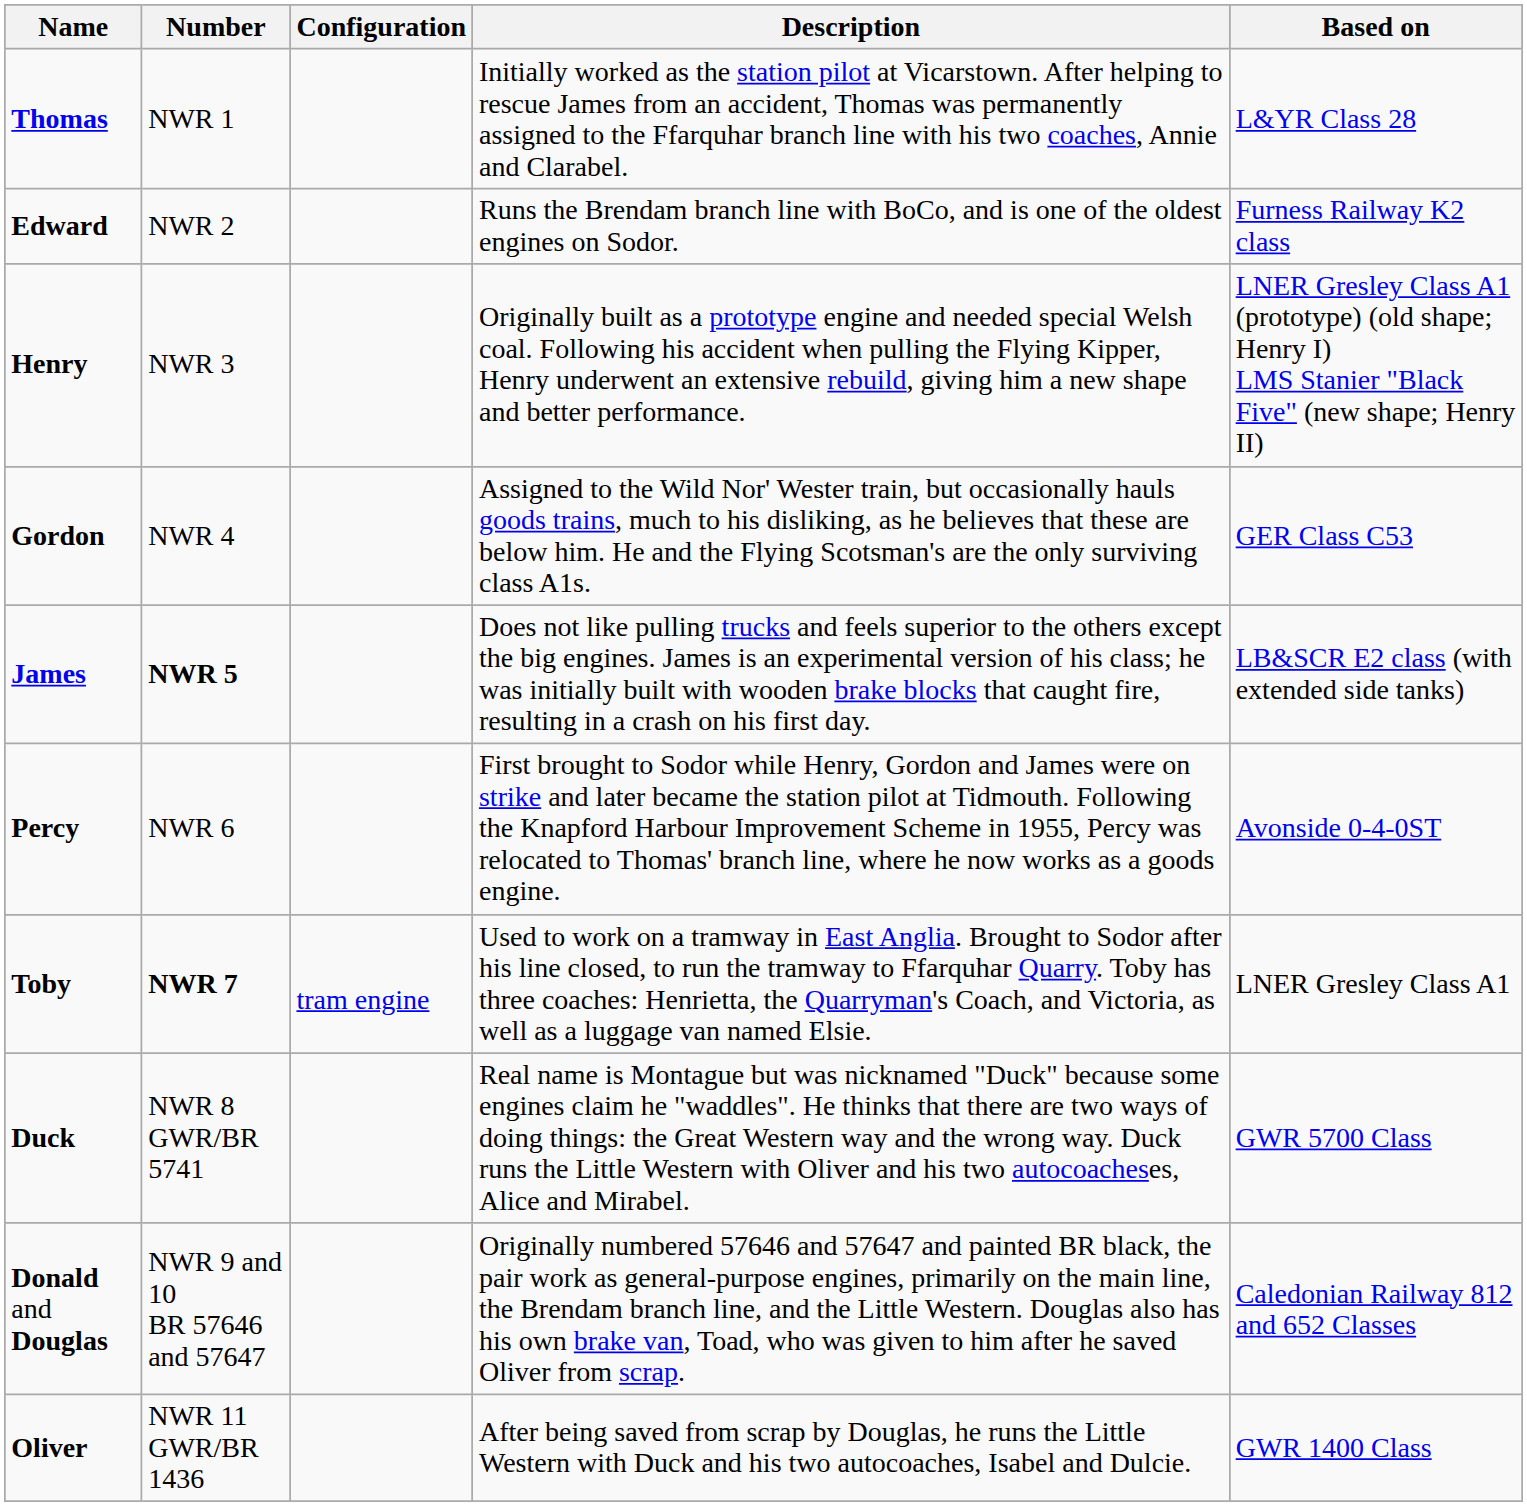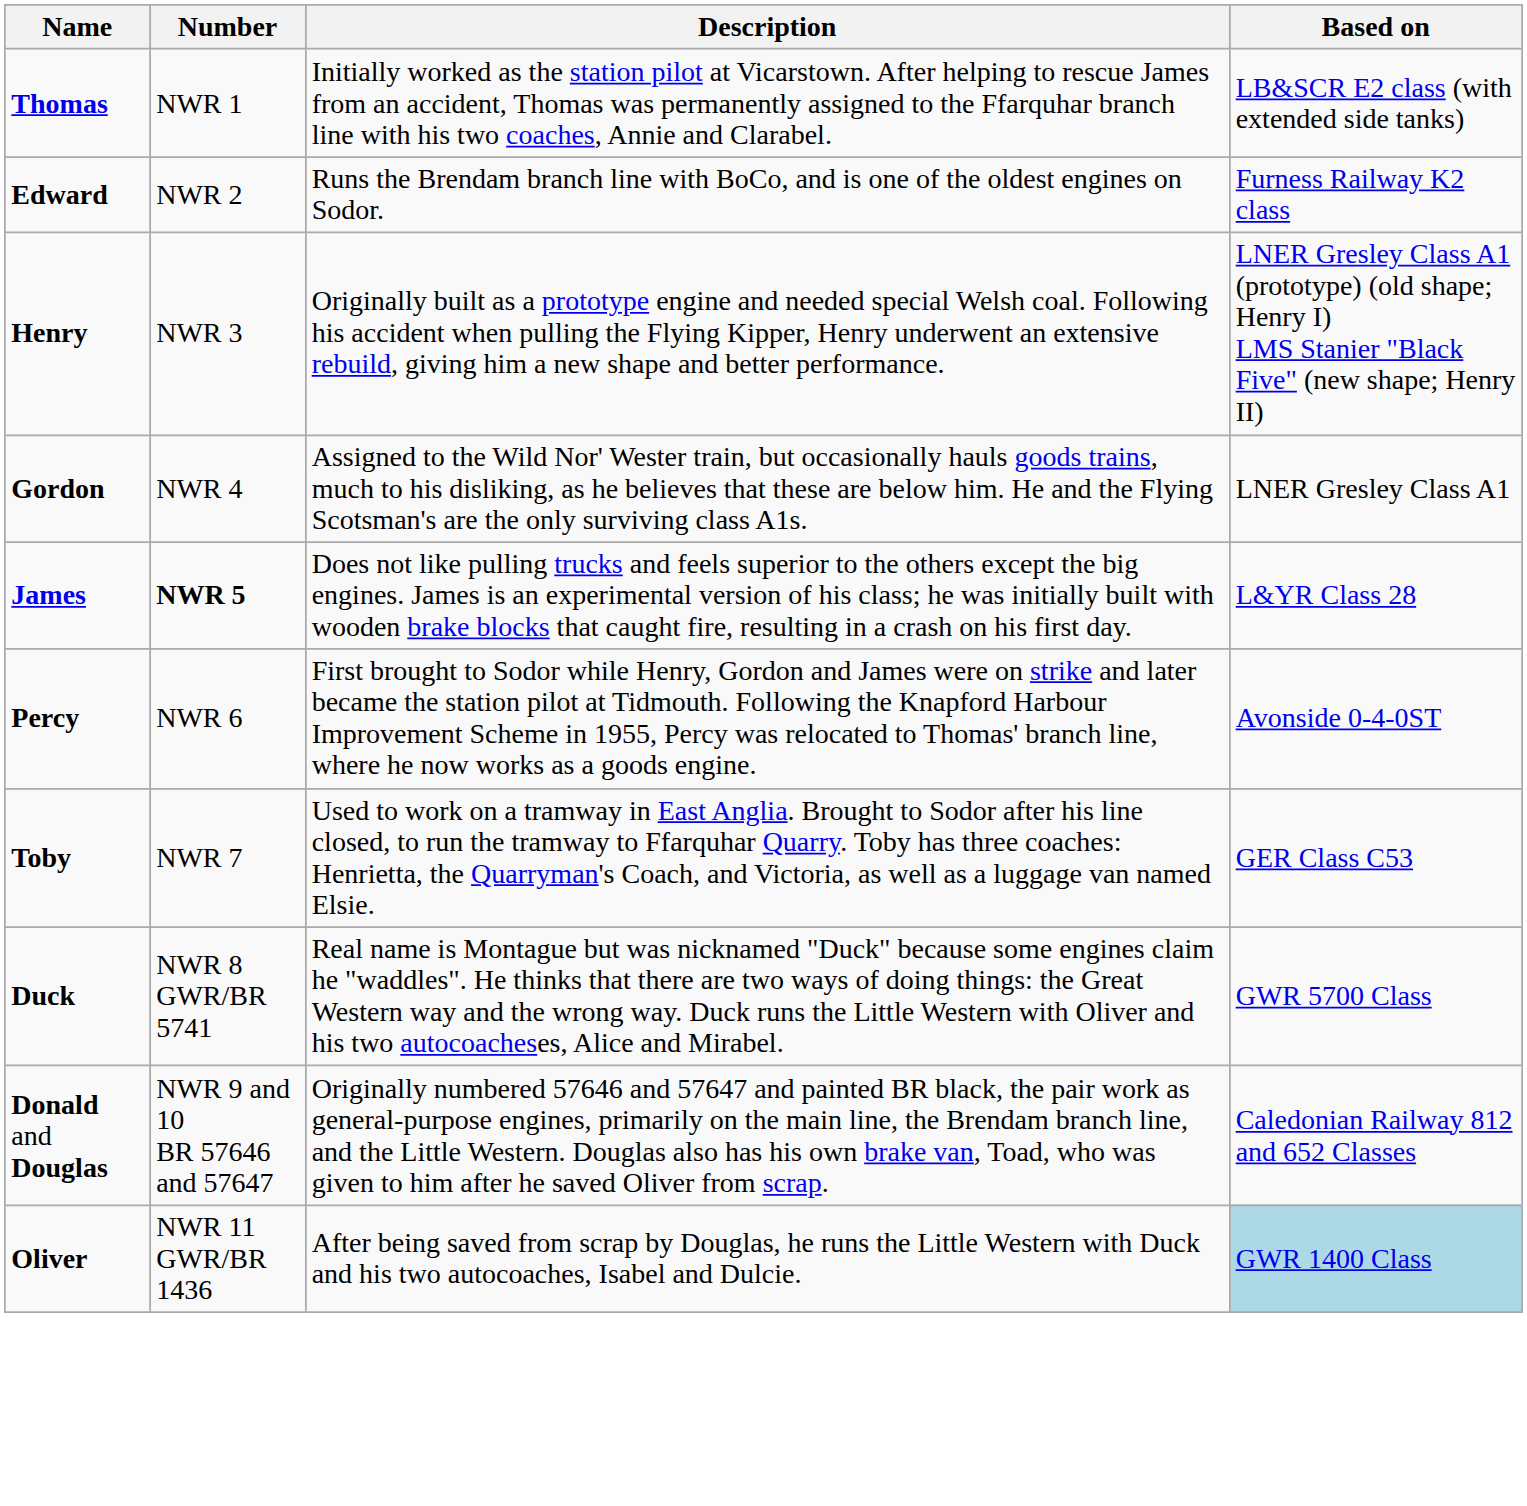- column: (381, 26)
(1326, 118) L&YR Class 28 -> (1374, 102) LB&SCR E2 class (with extended side tanks)
(1324, 535) GER Class C53 -> (1373, 487) LNER Gresley Class A1
(1374, 673) LB&SCR E2 class (with extended side tanks) -> (1326, 595) L&YR Class 28
(193, 983) bold -> (199, 857) normal
(1373, 983) LNER Gresley Class A1 -> (1324, 857) GER Class C53
(1334, 1447) no background -> (1334, 1258) lightblue background
